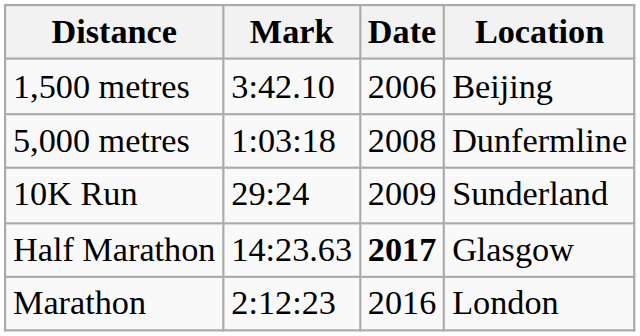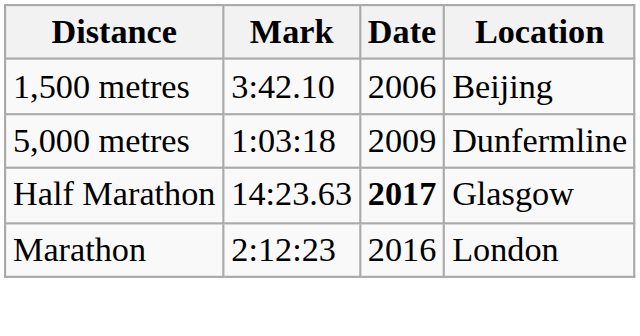(402, 140) 2008 -> (402, 140) 2009
- row: (75, 194)
